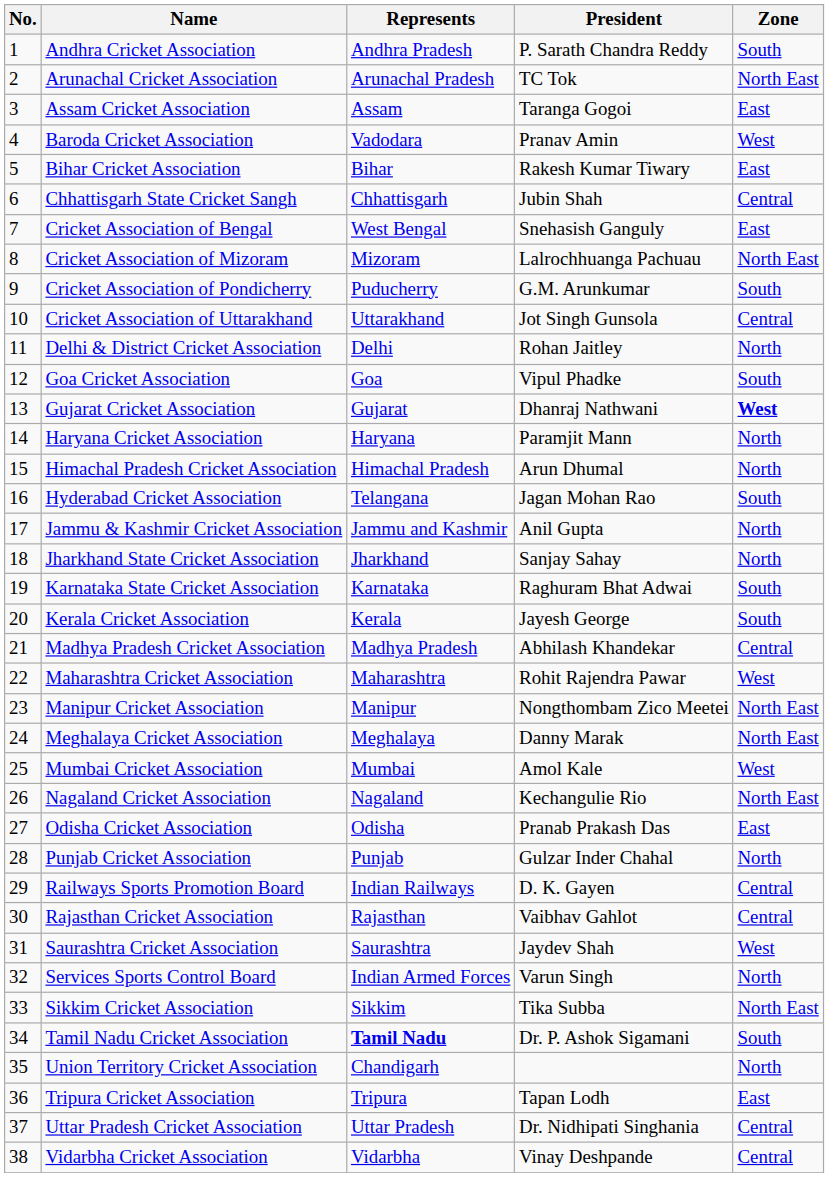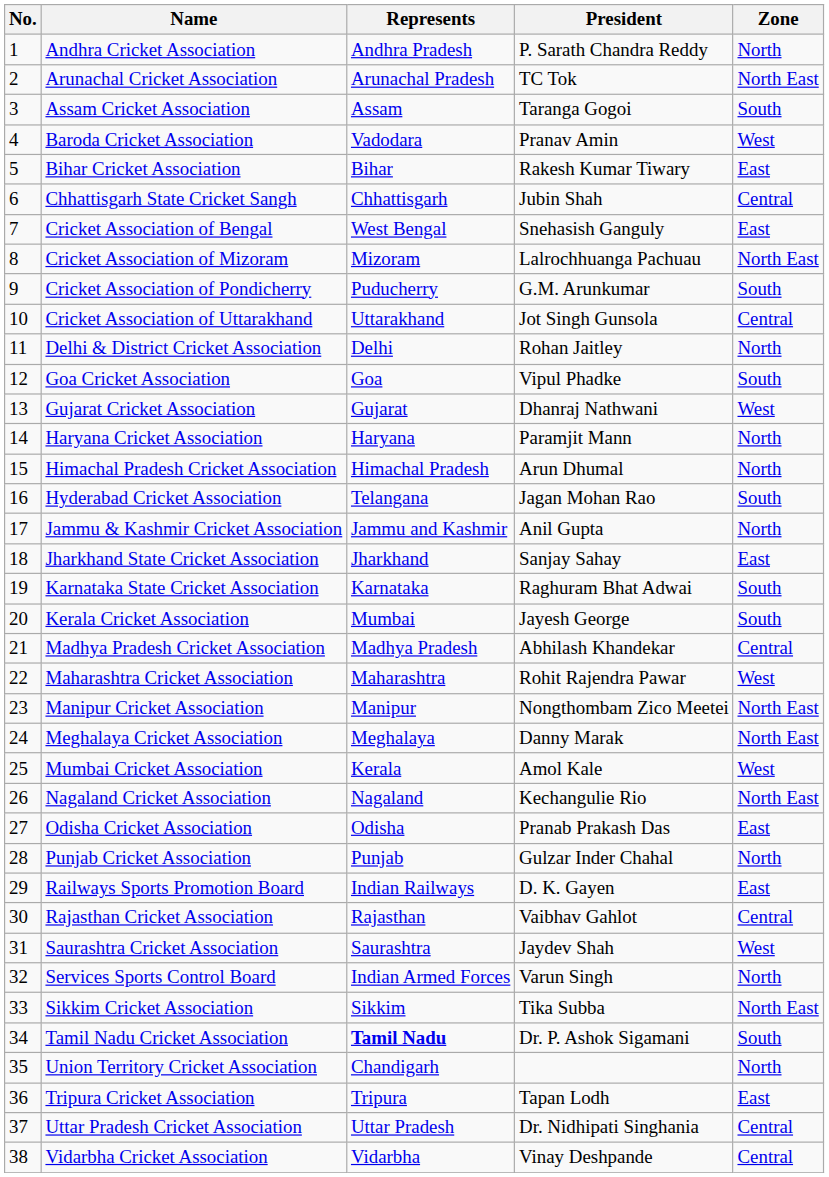(760, 49) South -> (760, 49) North
(754, 109) East -> (760, 109) South
(757, 408) bold -> (756, 408) normal
(760, 558) North -> (754, 558) East
(376, 618) Kerala -> (383, 618) Mumbai
(383, 768) Mumbai -> (376, 768) Kerala
(765, 887) Central -> (754, 887) East
